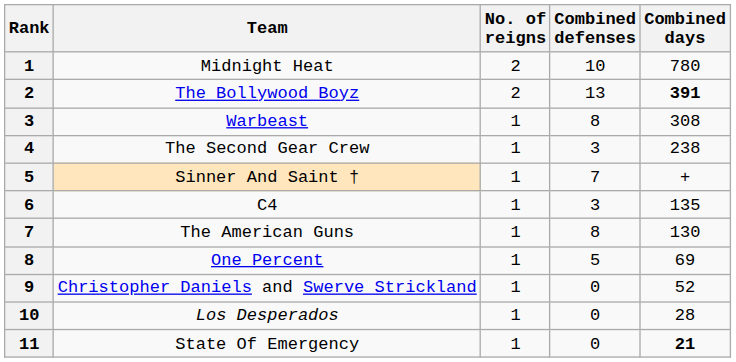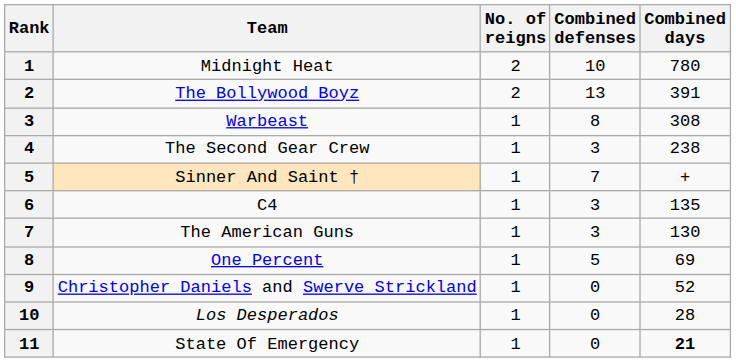(685, 94) bold -> (685, 94) normal
(595, 232) 8 -> (595, 232) 3
